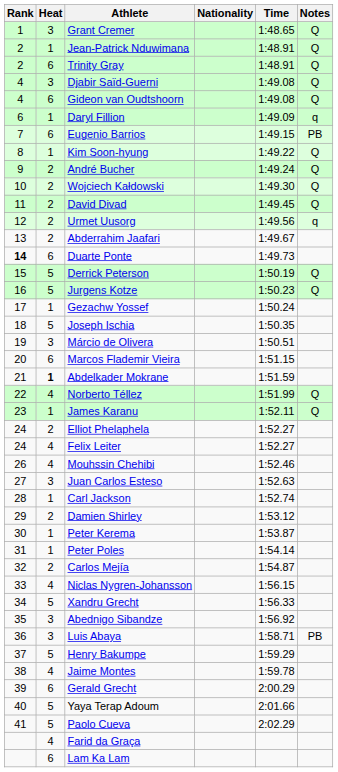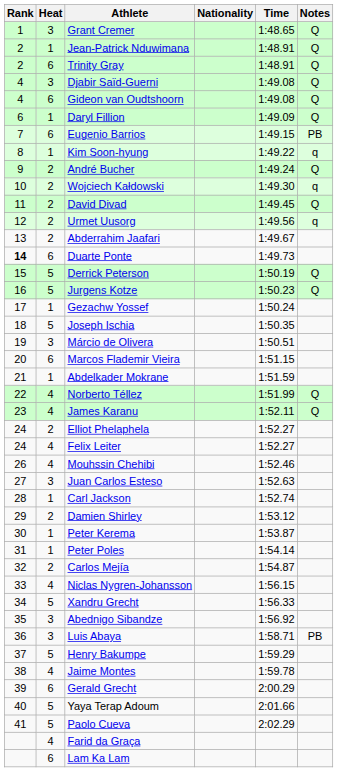(315, 117) q -> (315, 117) Q
(315, 152) Q -> (315, 152) q
(315, 186) Q -> (315, 186) q
(51, 377) bold -> (51, 377) normal
(51, 412) 1 -> (51, 412) 4
